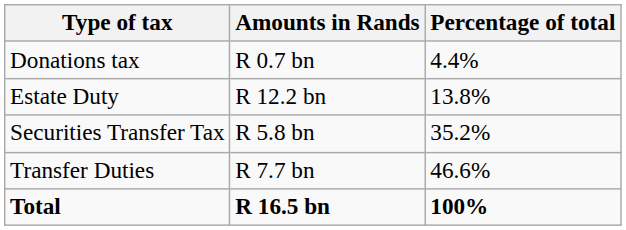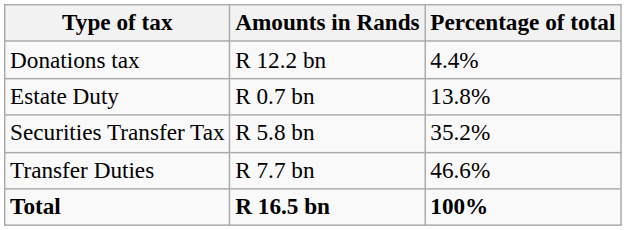(275, 59) R 0.7 bn -> (281, 59) R 12.2 bn
(281, 96) R 12.2 bn -> (275, 96) R 0.7 bn
